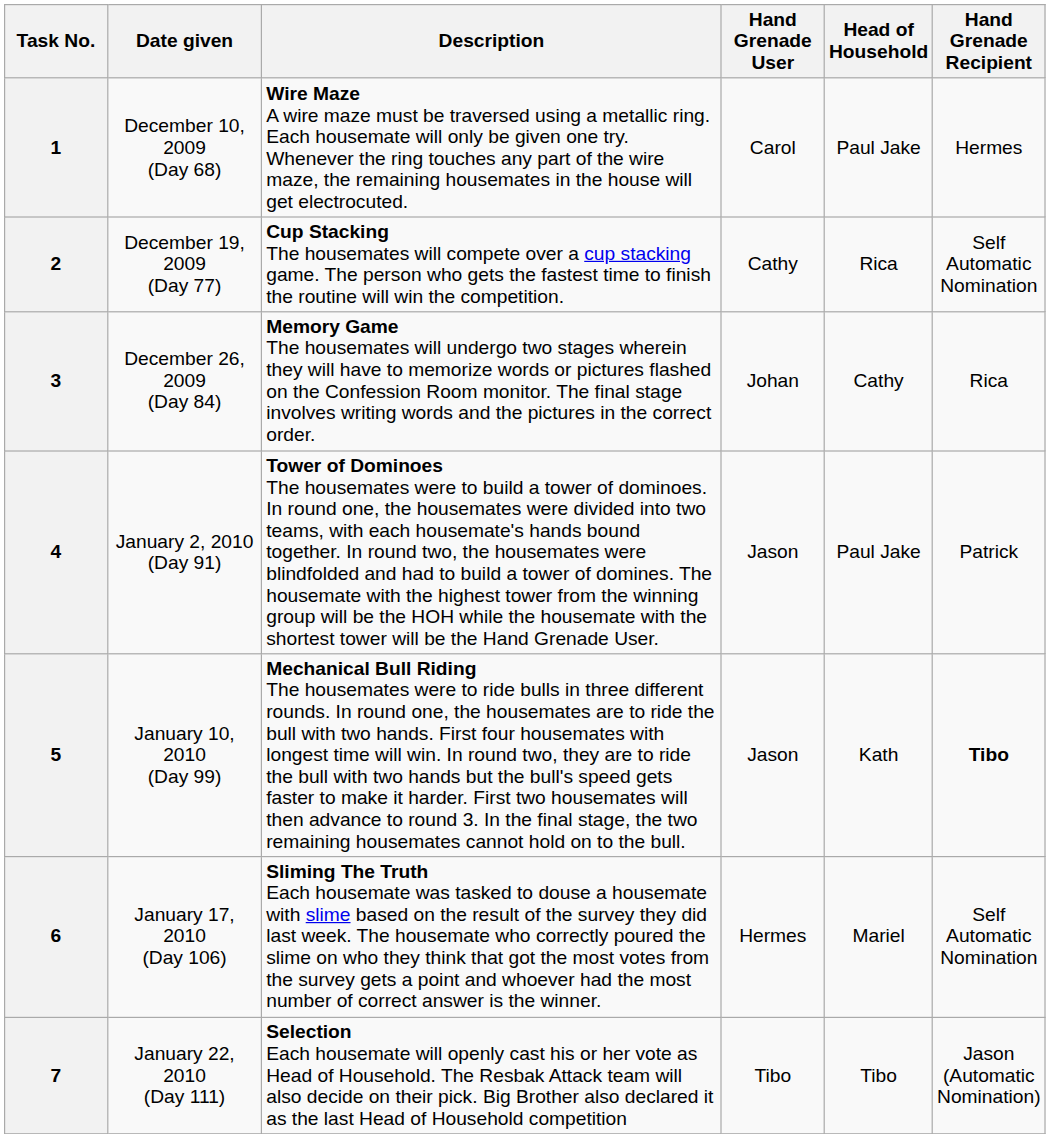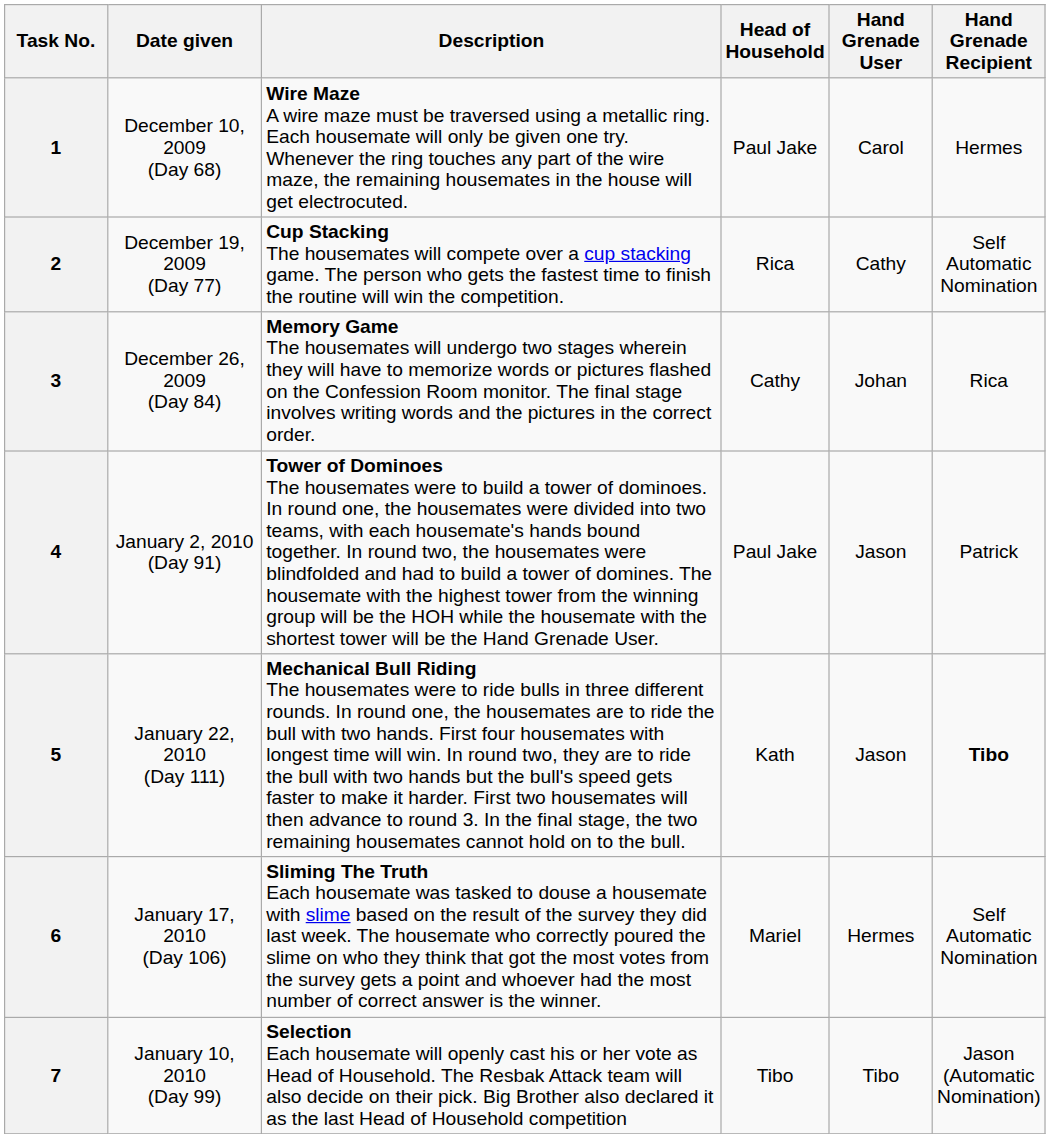columns swapped: (879, 41) <-> (773, 41)
(185, 755) January 10, 2010 (Day 99) -> (185, 755) January 22, 2010 (Day 111)
(185, 1075) January 22, 2010 (Day 111) -> (185, 1075) January 10, 2010 (Day 99)
